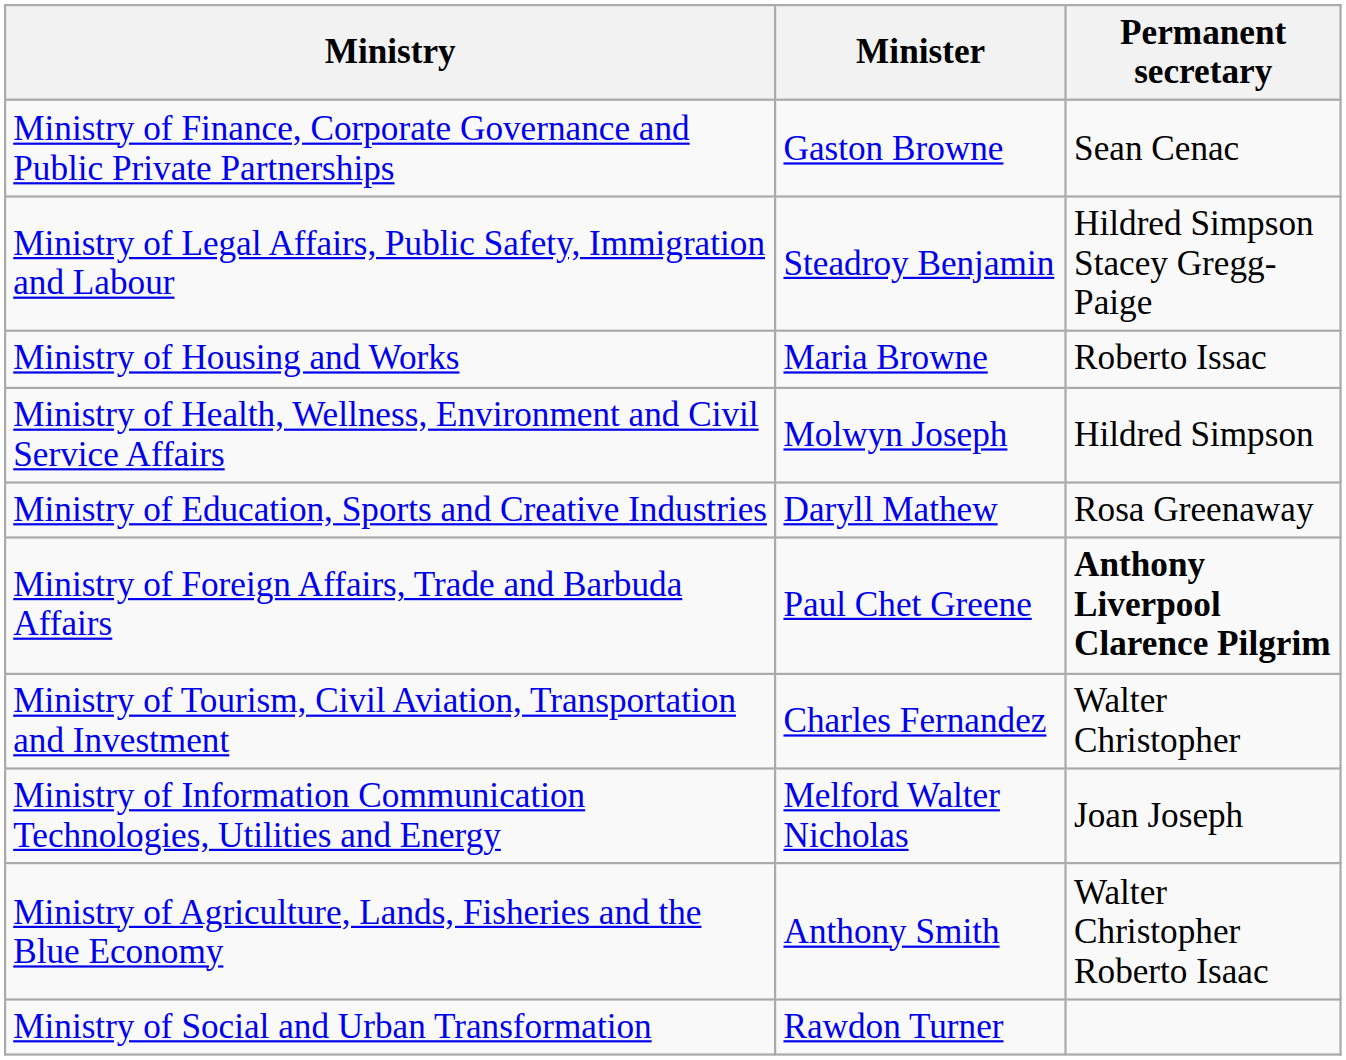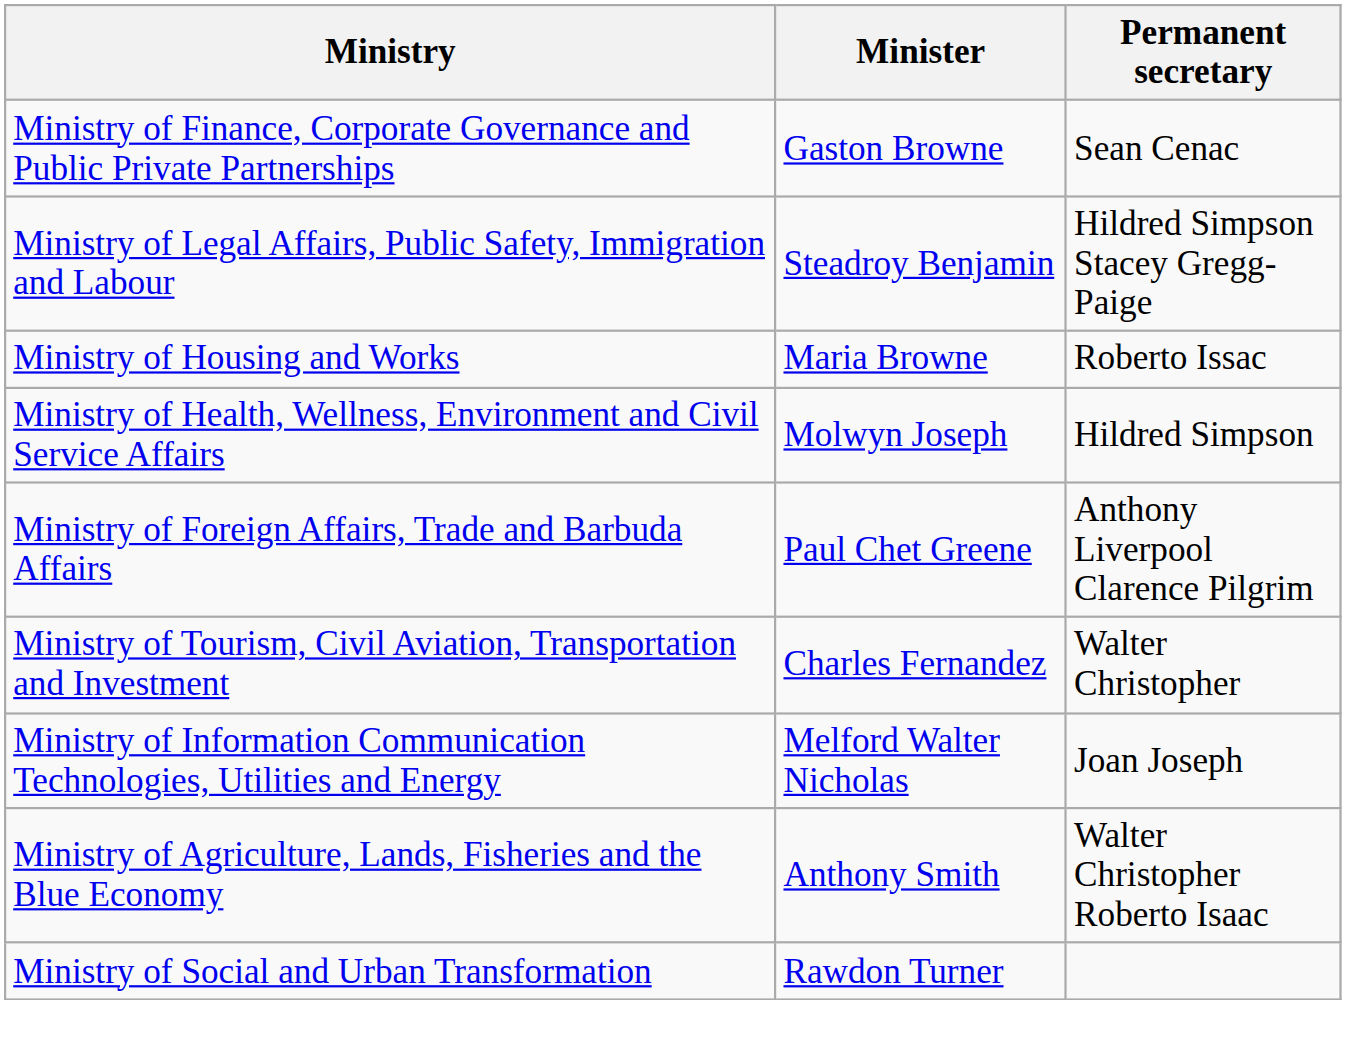- row: (390, 509)
(1202, 604) bold -> (1194, 549) normal
